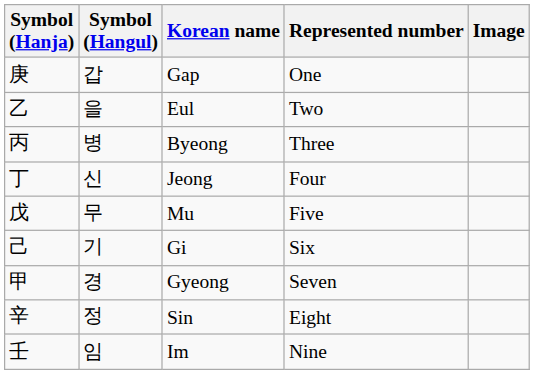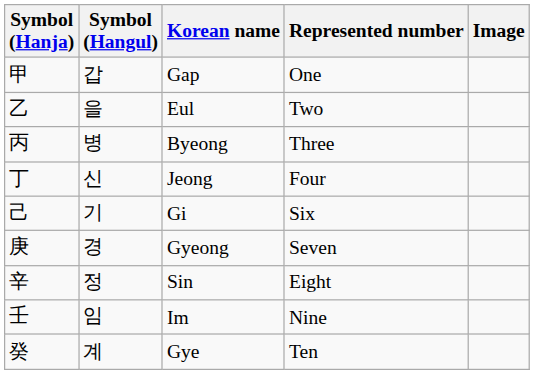(19, 74) 庚 -> (19, 74) 甲
- row: (181, 213)
(19, 281) 甲 -> (19, 247) 庚
+ row: (183, 351)
